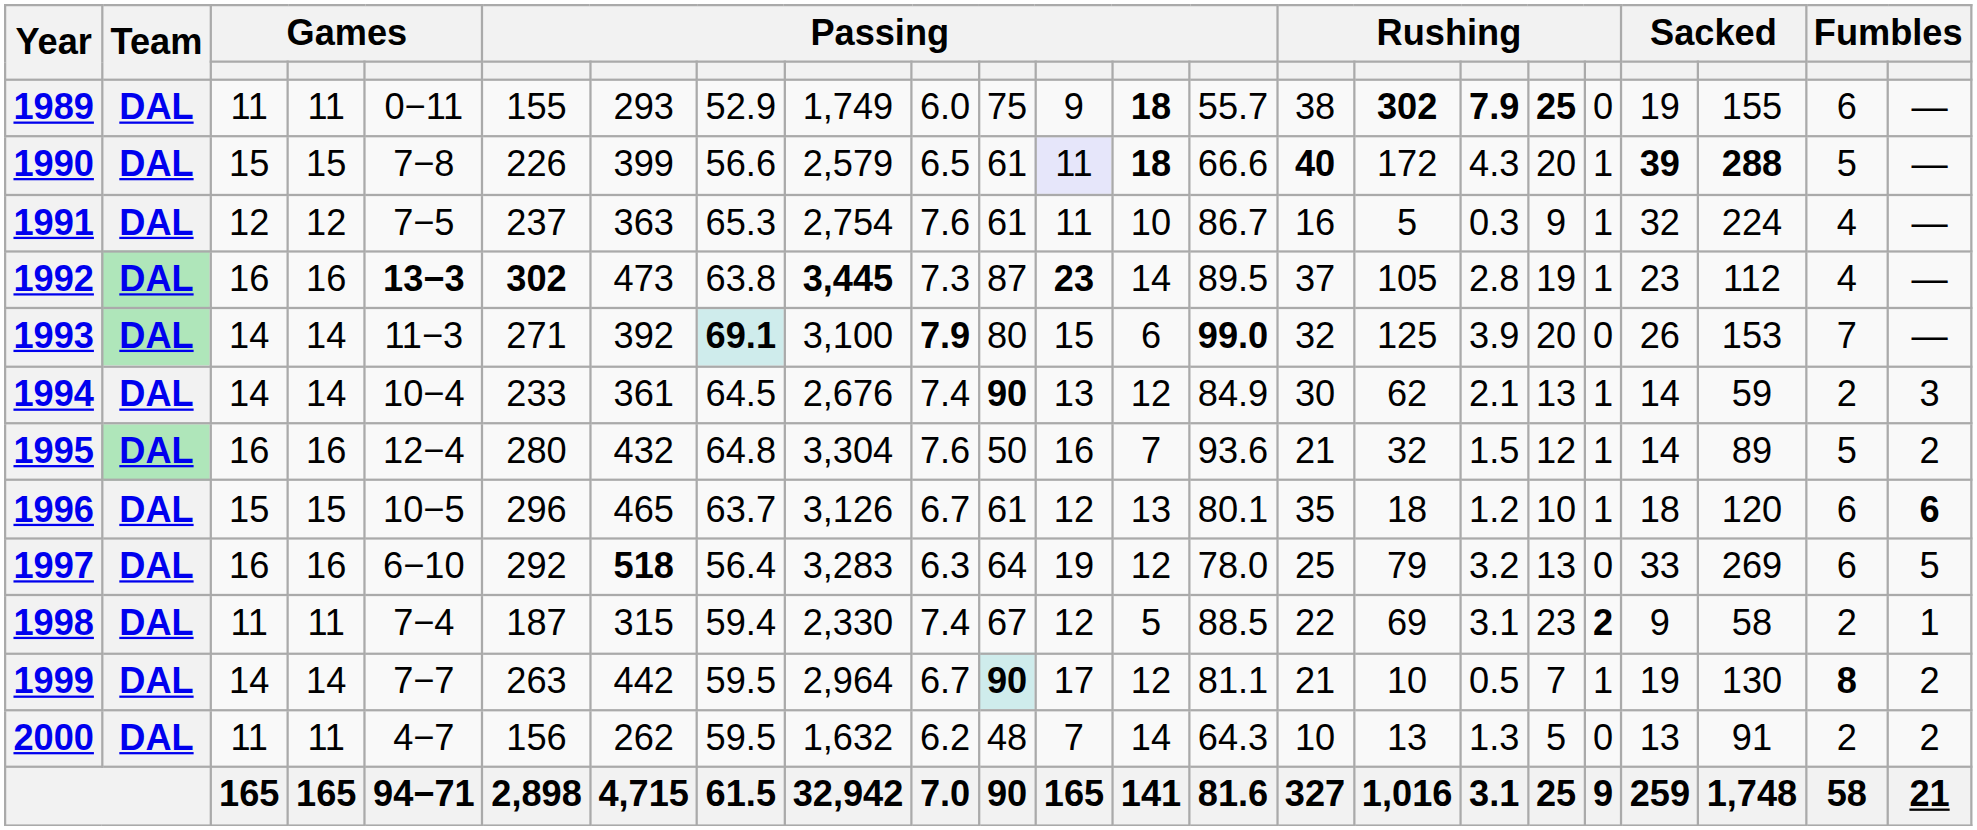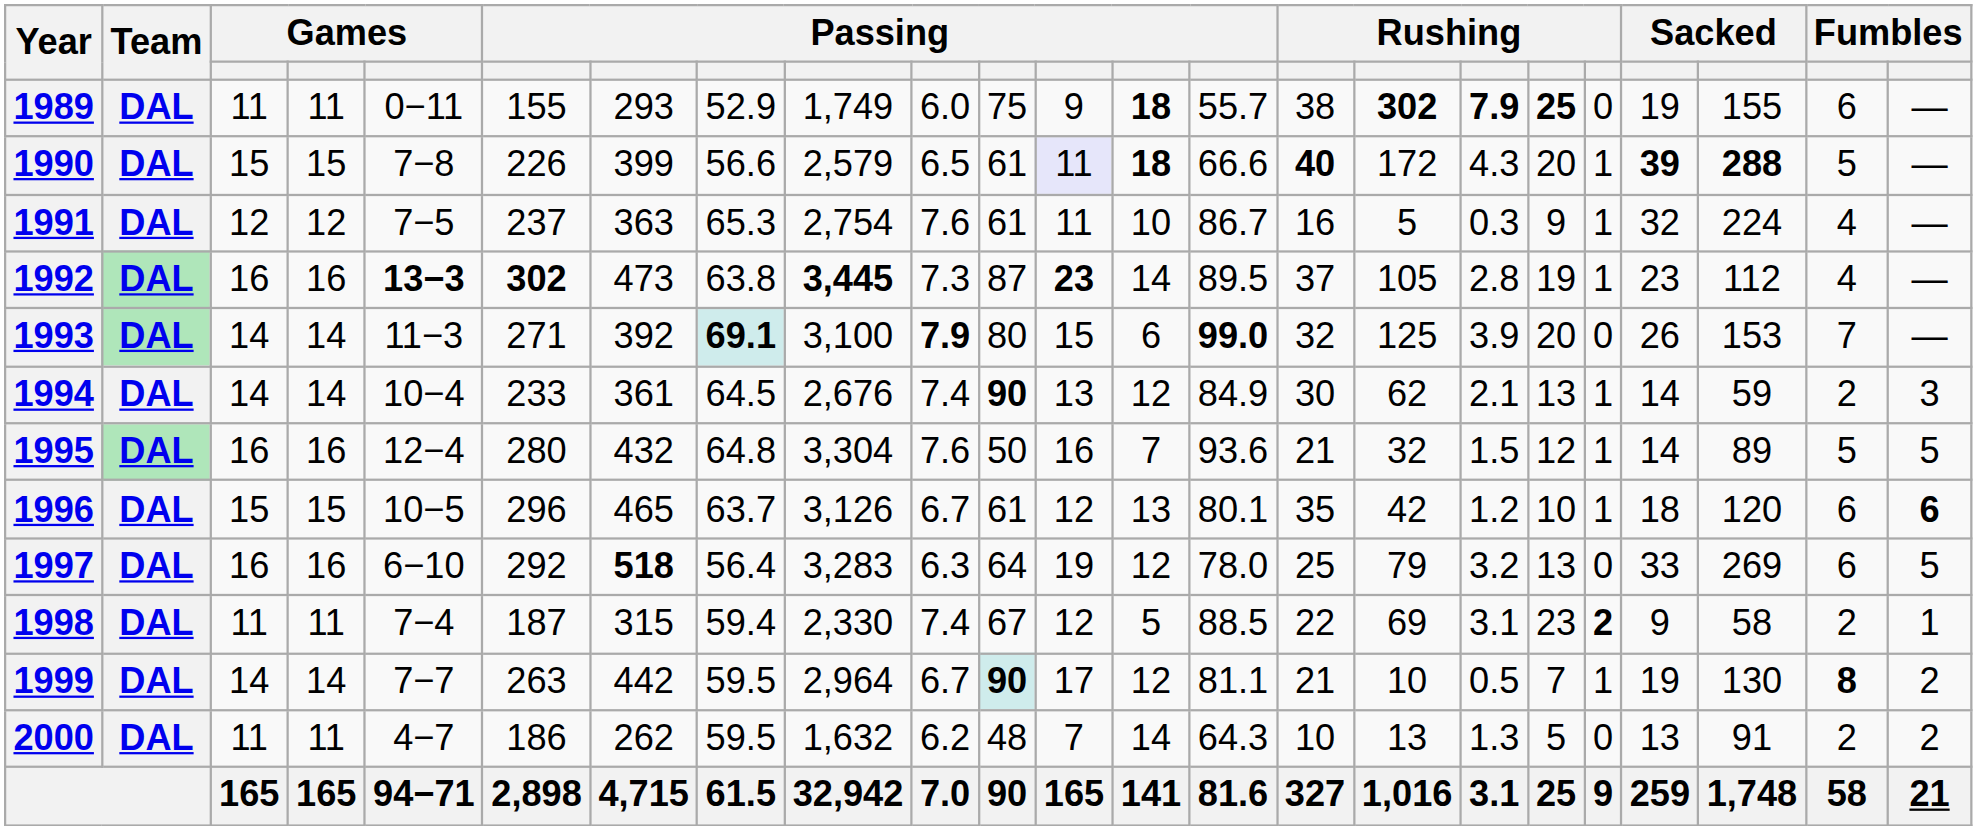(1930, 451) 2 -> (1930, 451) 5
(1407, 508) 18 -> (1407, 508) 42
(537, 738) 156 -> (537, 738) 186
